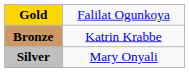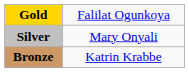rows swapped: (33, 57) <-> (33, 36)
